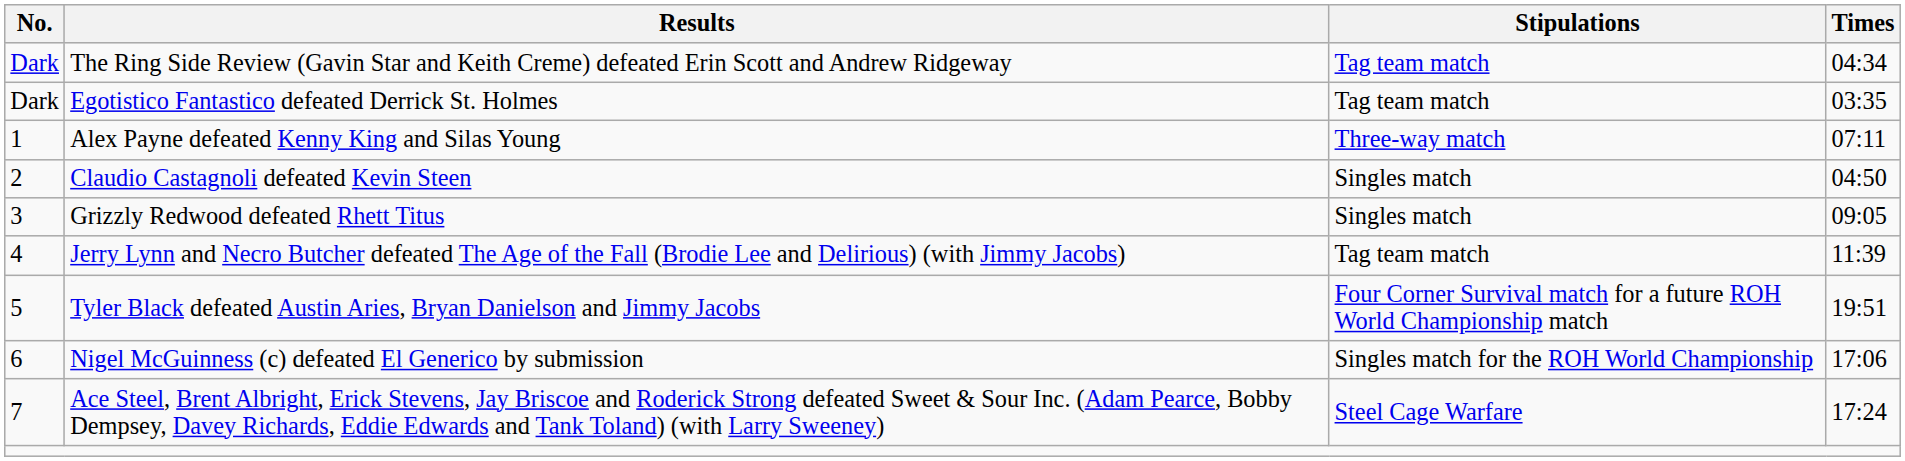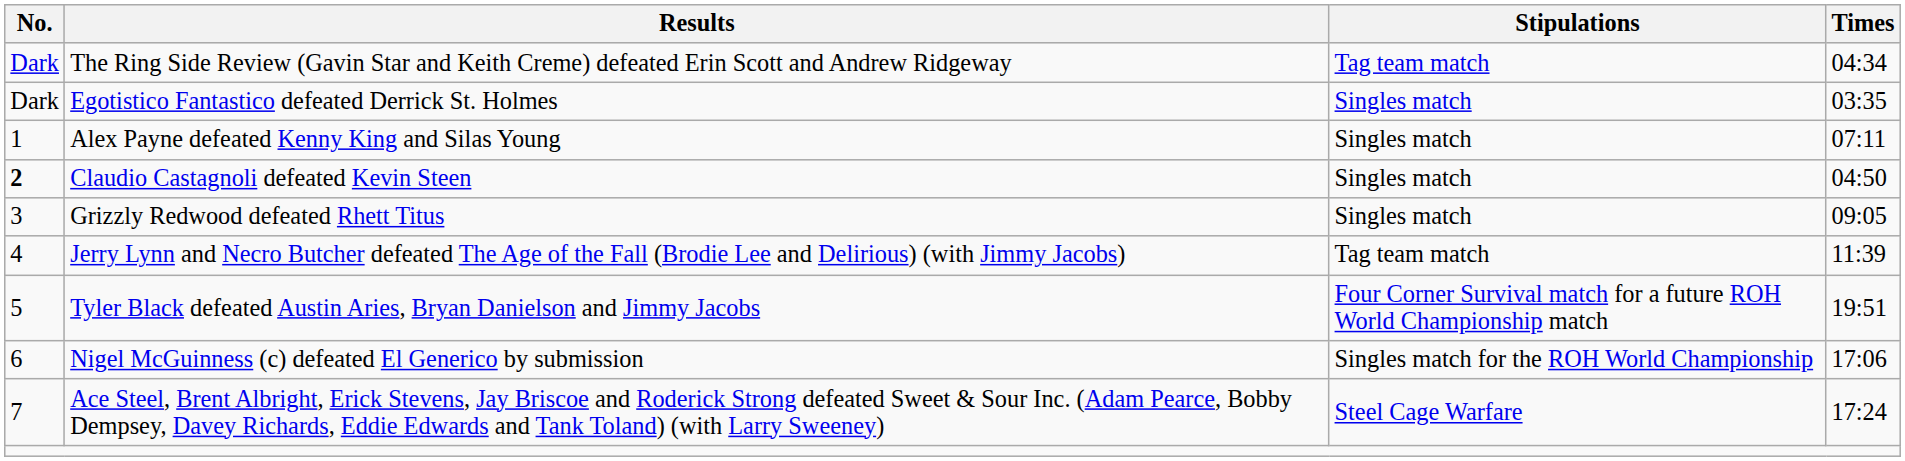(1412, 100) Tag team match -> (1403, 100) Singles match
(1420, 139) Three-way match -> (1403, 139) Singles match
(16, 178) normal -> (16, 178) bold
